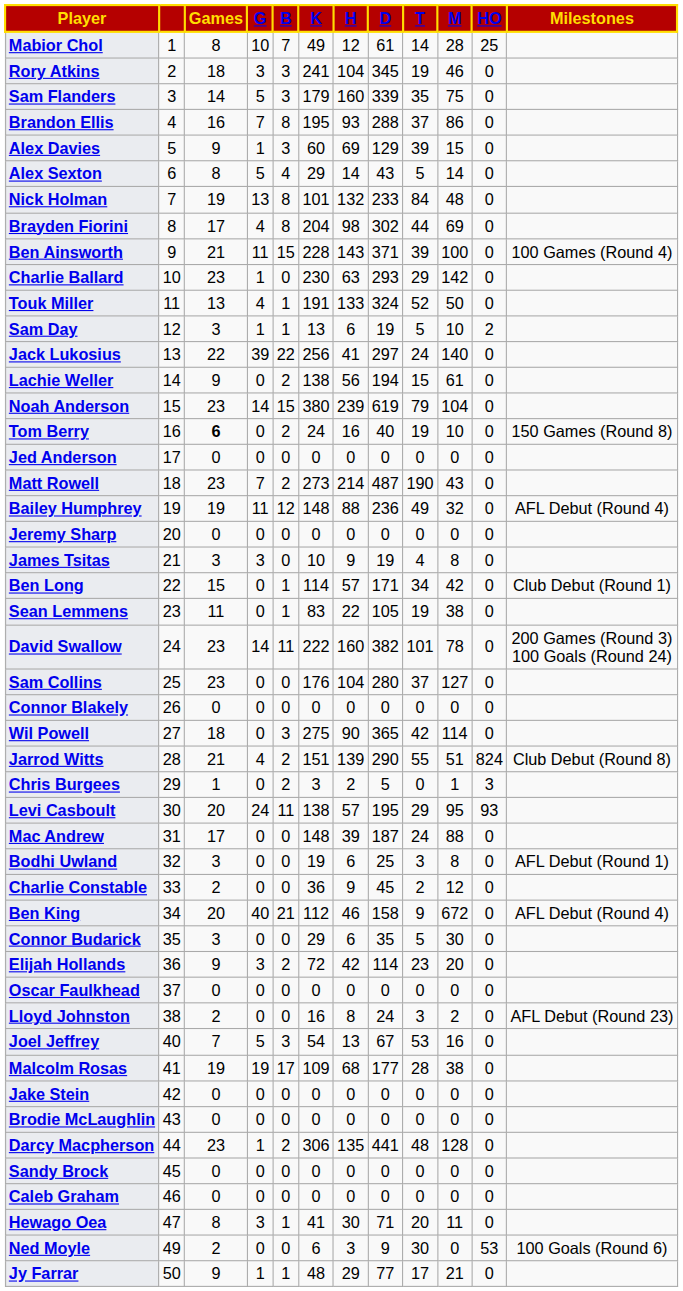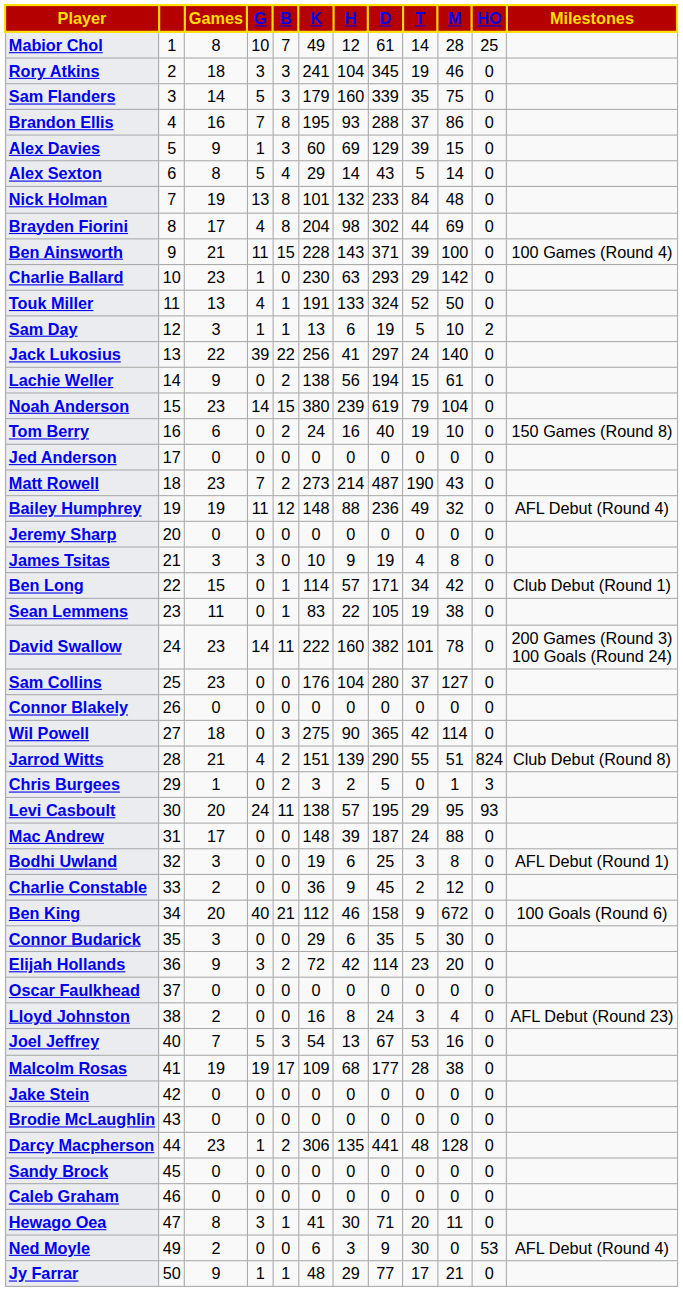(216, 432) bold -> (216, 432) normal
(592, 913) AFL Debut (Round 4) -> (592, 913) 100 Goals (Round 6)
(455, 1016) 2 -> (455, 1016) 4
(592, 1248) 100 Goals (Round 6) -> (592, 1248) AFL Debut (Round 4)
